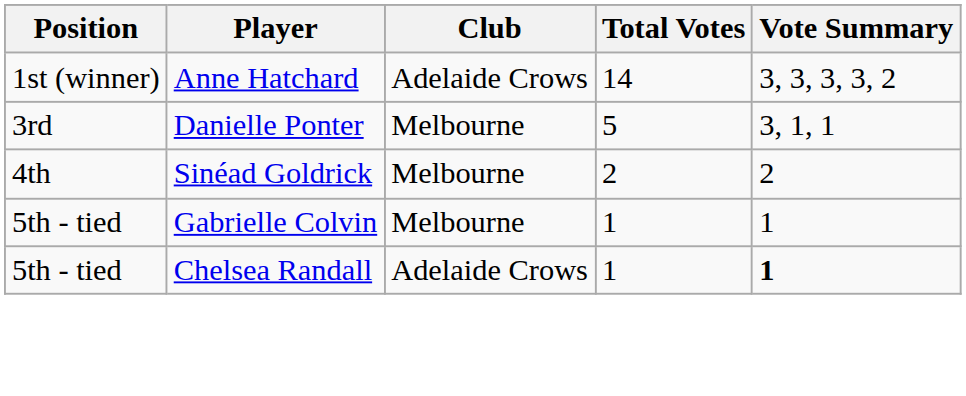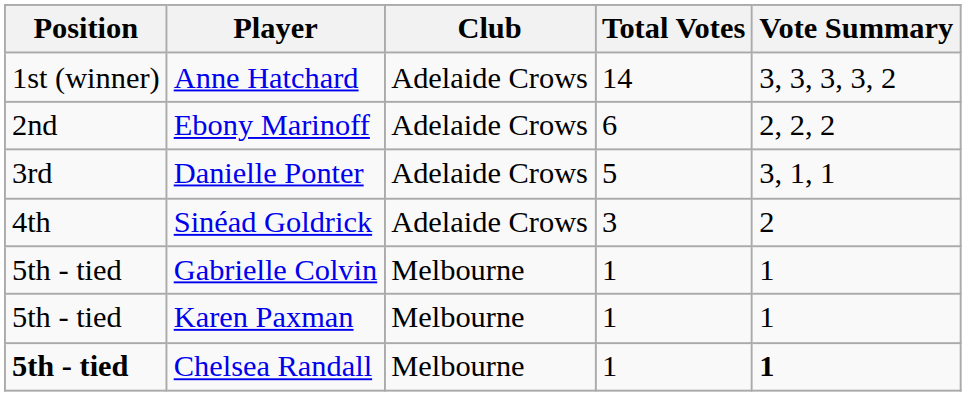+ row: (272, 125)
(458, 125) Melbourne -> (490, 173) Adelaide Crows
(458, 173) Melbourne -> (490, 221) Adelaide Crows
(610, 173) 2 -> (610, 221) 3
+ row: (264, 317)
(67, 269) normal -> (70, 366) bold
(490, 269) Adelaide Crows -> (458, 366) Melbourne
